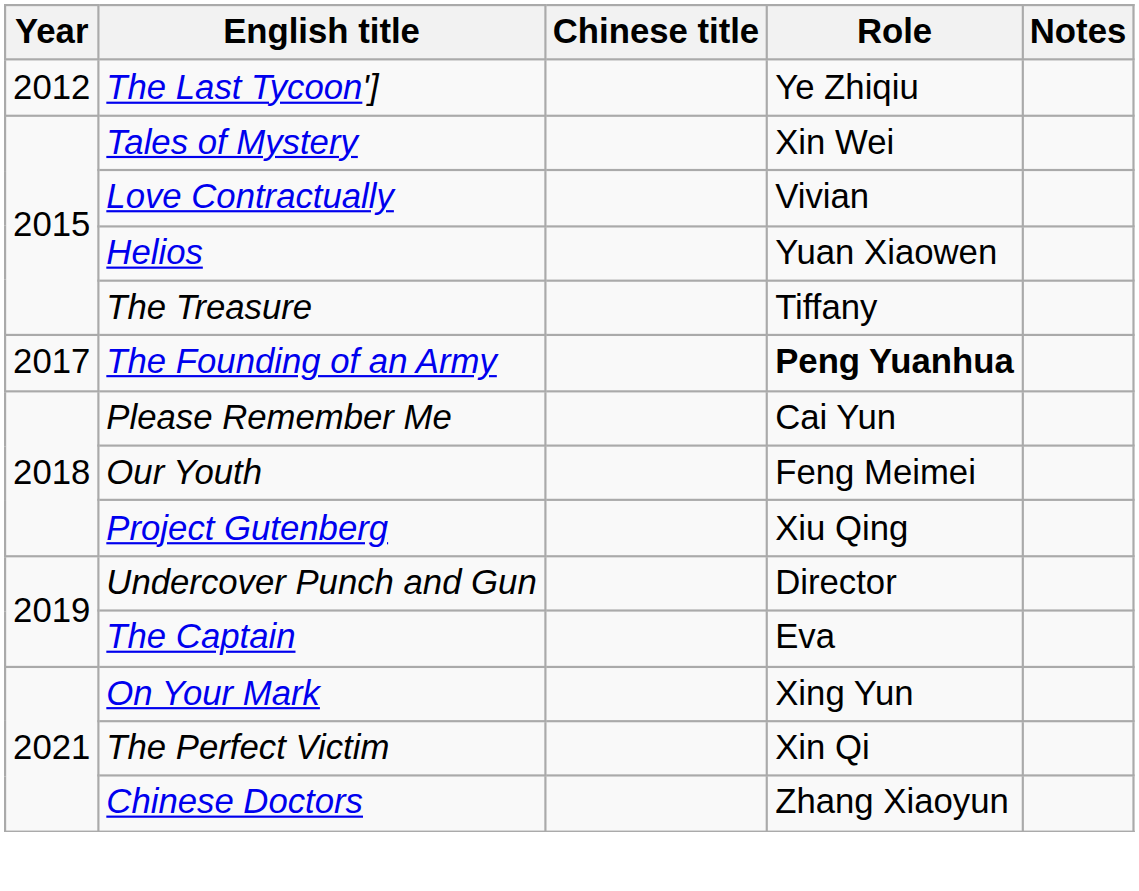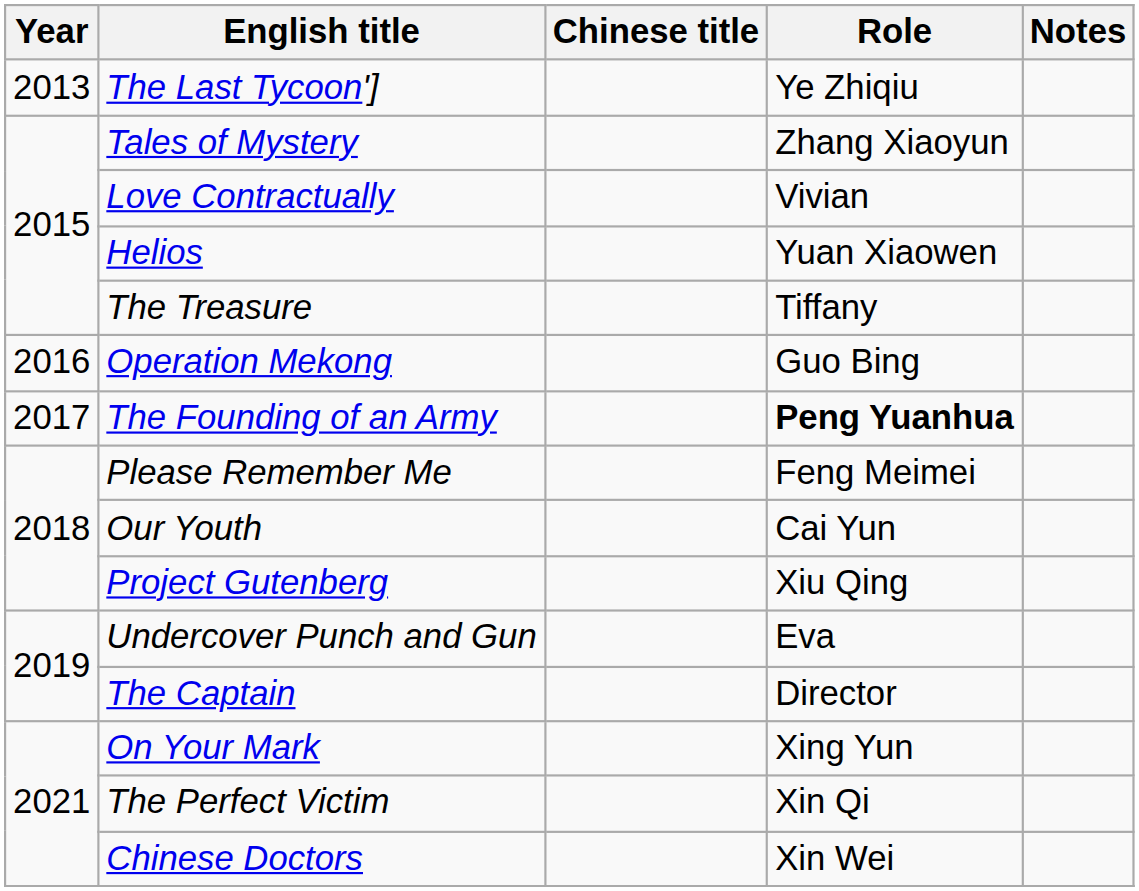(52, 87) 2012 -> (52, 87) 2013
(835, 142) Xin Wei -> (892, 142) Zhang Xiaoyun
+ row: (249, 362)
(836, 417) Cai Yun -> (876, 472) Feng Meimei
(876, 472) Feng Meimei -> (836, 527) Cai Yun
(836, 582) Director -> (805, 637) Eva
(805, 637) Eva -> (836, 692) Director
(892, 802) Zhang Xiaoyun -> (835, 857) Xin Wei
